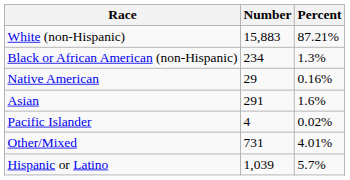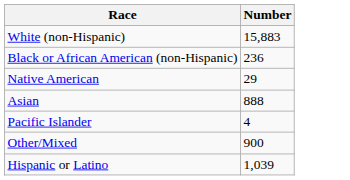- column: (319, 15)
(254, 57) 234 -> (254, 57) 236
(254, 100) 291 -> (254, 100) 888
(254, 143) 731 -> (254, 143) 900
